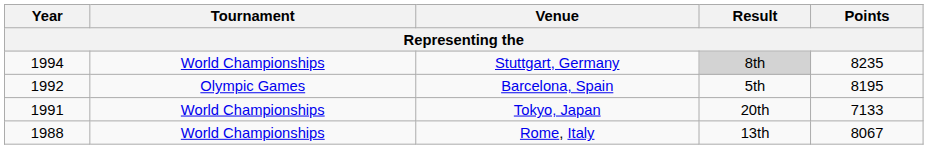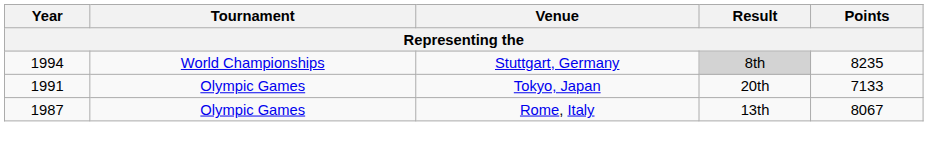- row: (557, 86)
(253, 110) World Championships -> (253, 86) Olympic Games
(47, 133) 1988 -> (47, 110) 1987
(253, 133) World Championships -> (253, 110) Olympic Games
